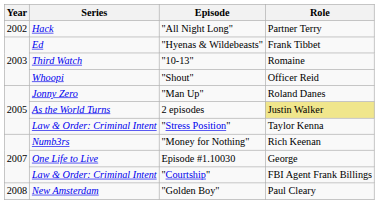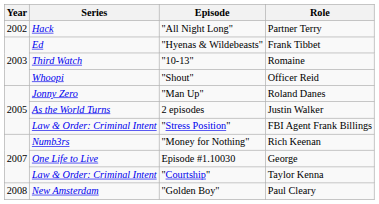(296, 110) khaki background -> (296, 110) no background
(296, 126) Taylor Kenna -> (320, 126) FBI Agent Frank Billings
(320, 175) FBI Agent Frank Billings -> (296, 175) Taylor Kenna
